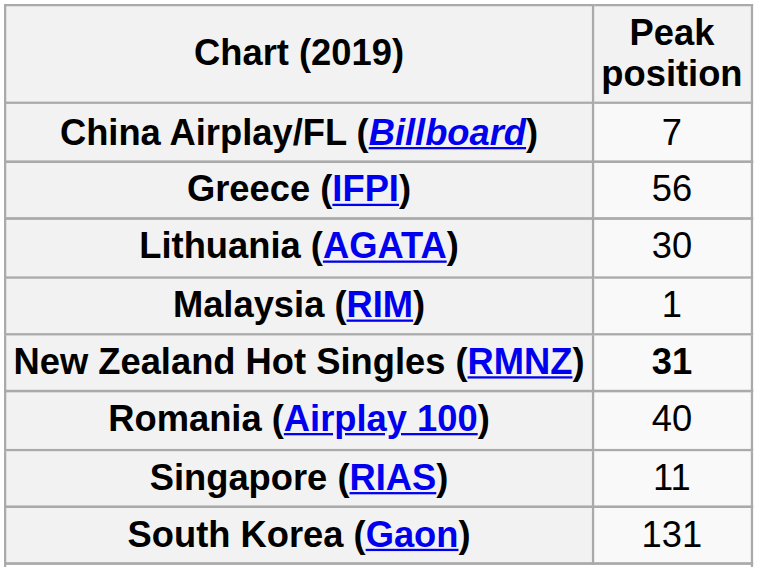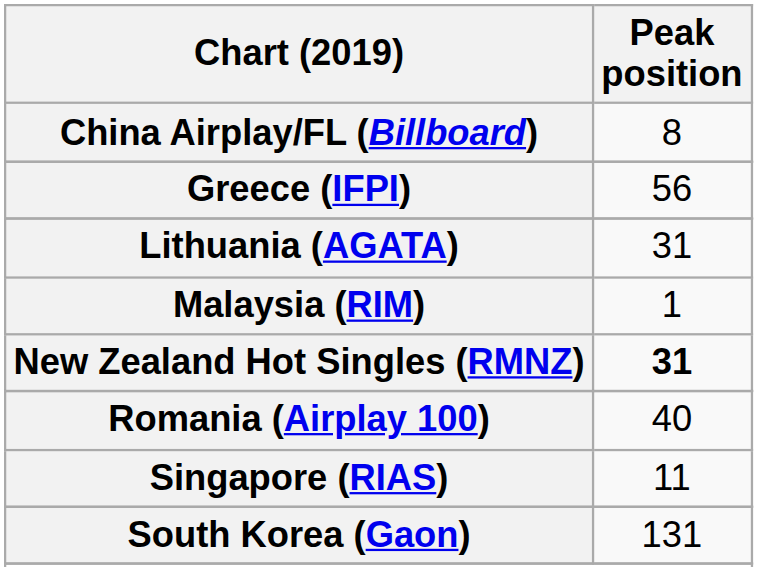(672, 131) 7 -> (672, 131) 8
(672, 246) 30 -> (672, 246) 31
